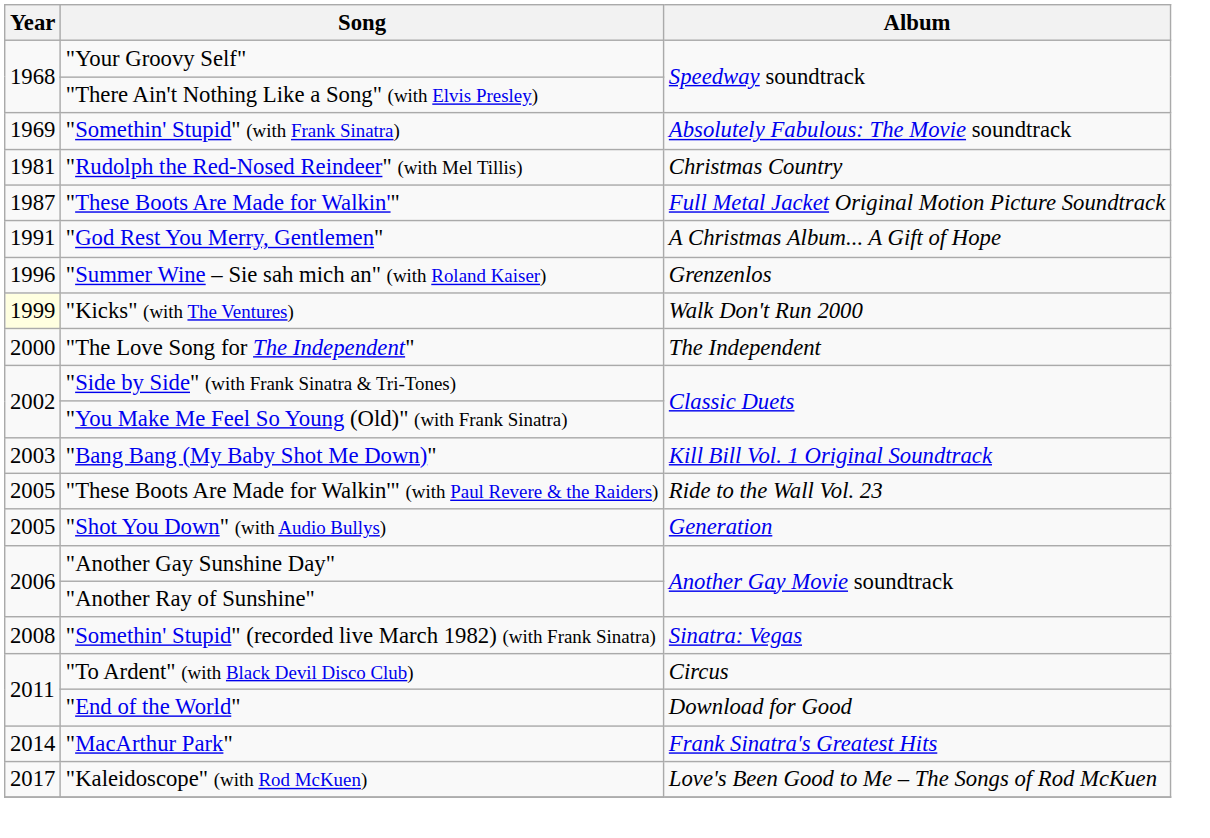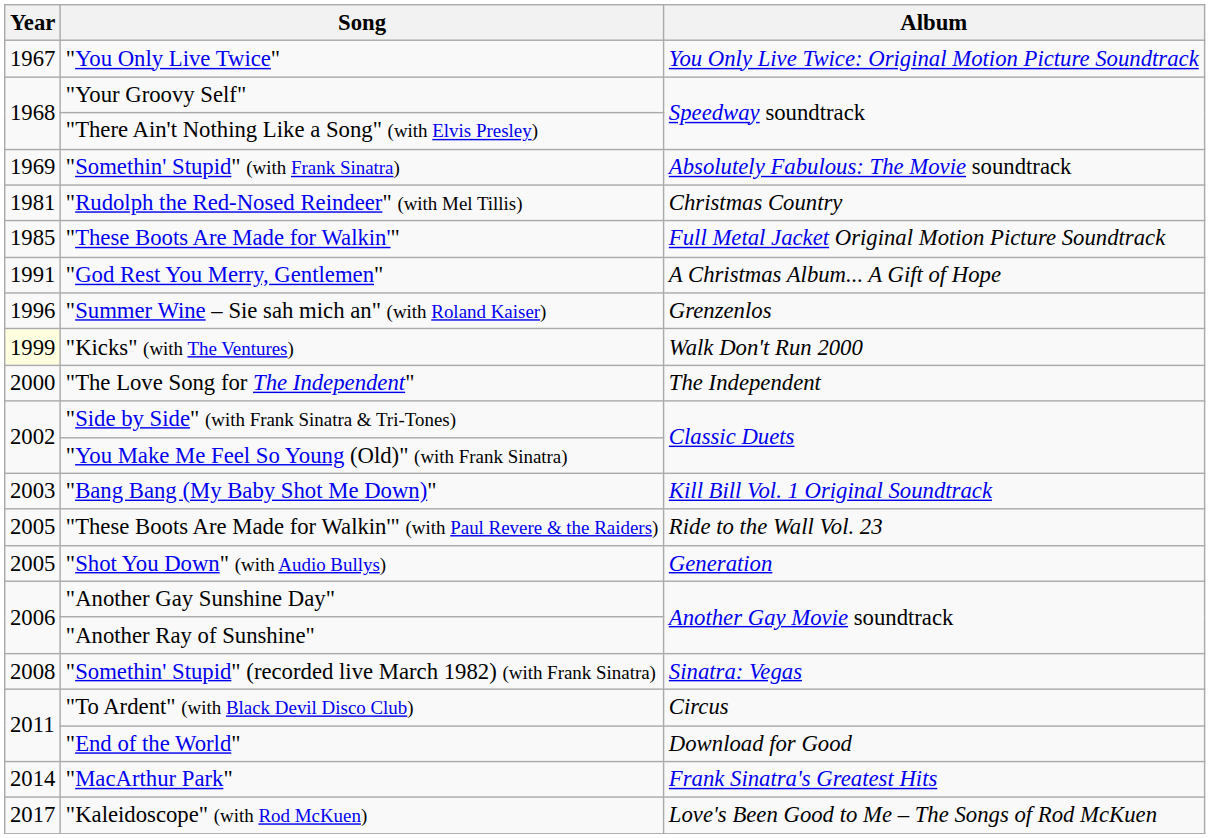+ row: (173, 58)
(33, 202) 1987 -> (33, 238) 1985
